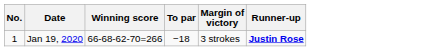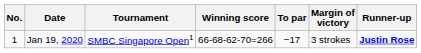+ column: (141, 18)
(181, 38) −18 -> (292, 39) −17
